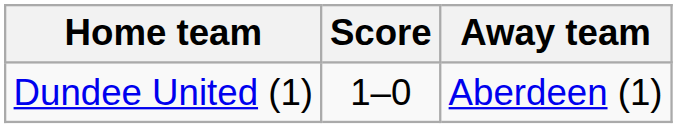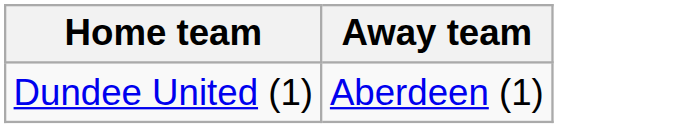- column: (381, 33)
